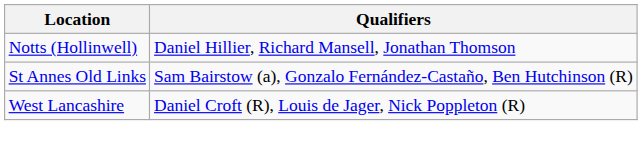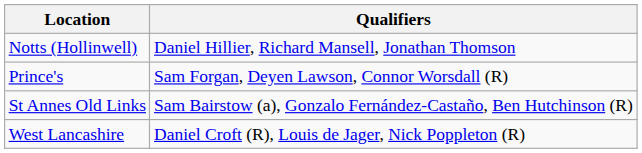+ row: (36, 76)
